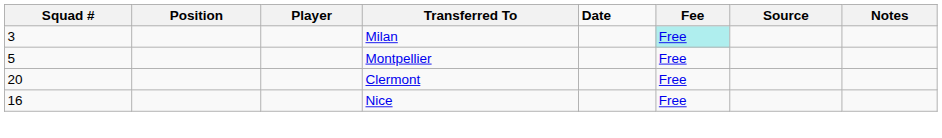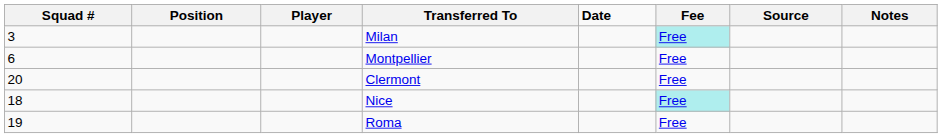(11, 58) 5 -> (11, 58) 6
(15, 101) 16 -> (15, 101) 18
(673, 101) no background -> (673, 101) paleturquoise background
+ row: (384, 122)
